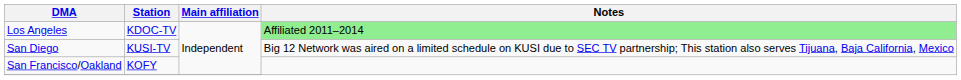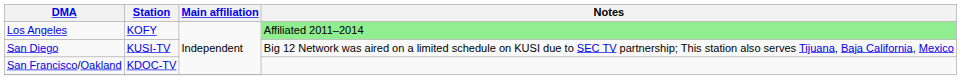(152, 30) KDOC-TV -> (142, 30) KOFY
(142, 65) KOFY -> (152, 65) KDOC-TV
